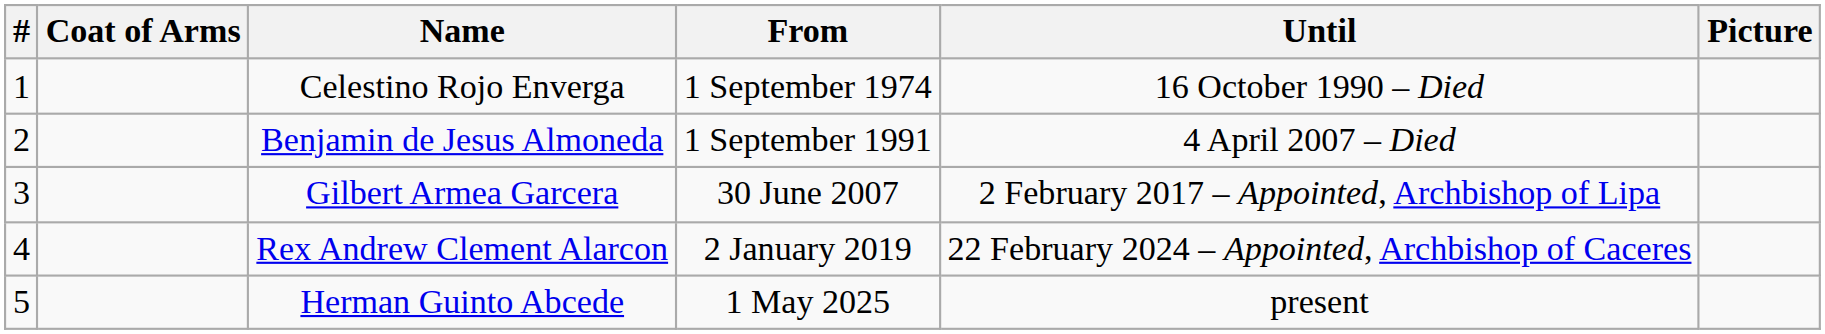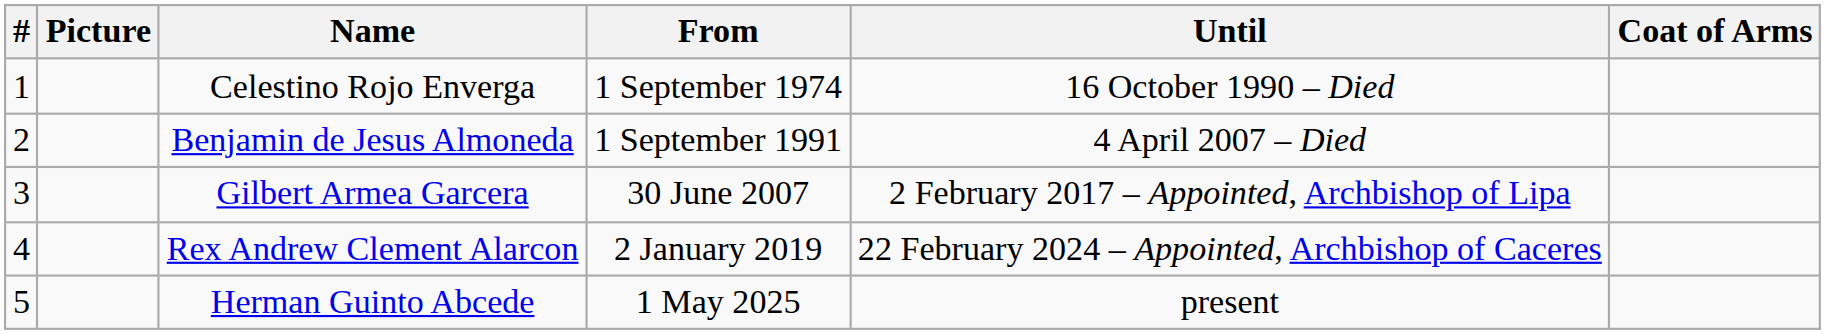columns swapped: (1760, 31) <-> (143, 31)
